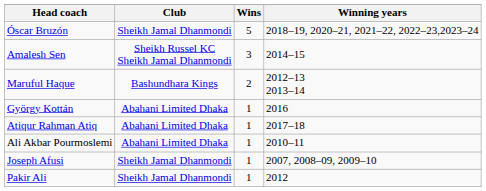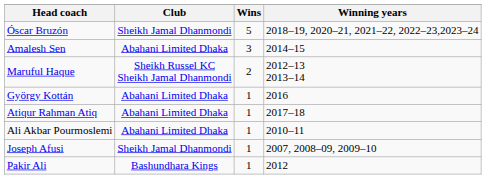(175, 54) Sheikh Russel KC Sheikh Jamal Dhanmondi -> (175, 48) Abahani Limited Dhaka
(175, 84) Bashundhara Kings -> (175, 71) Sheikh Russel KC Sheikh Jamal Dhanmondi
(175, 178) Sheikh Jamal Dhanmondi -> (175, 165) Bashundhara Kings
